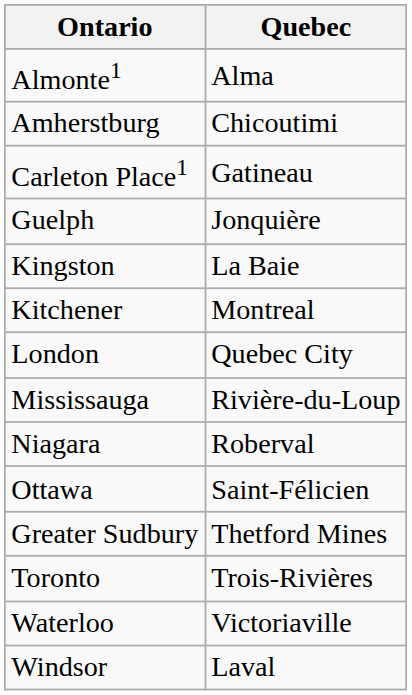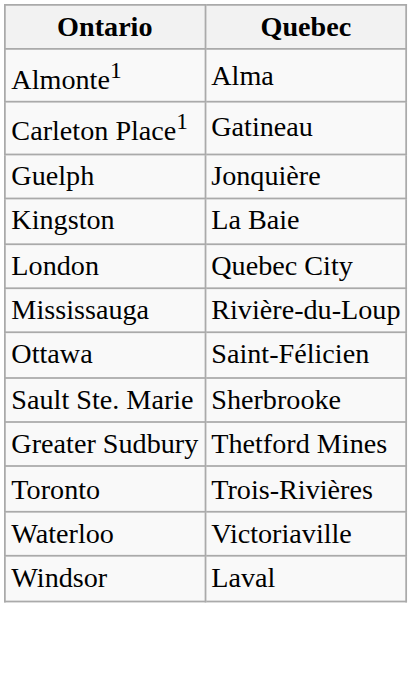- row: (85, 123)
- row: (67, 310)
- row: (56, 444)
+ row: (102, 399)
